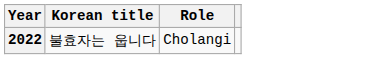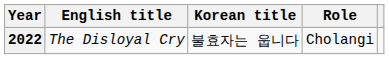+ column: (117, 16)
